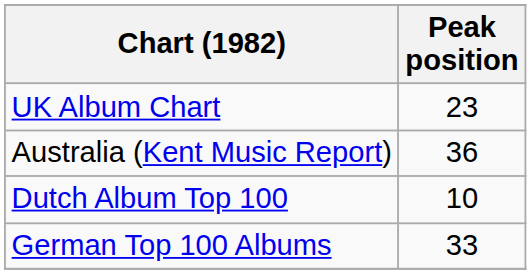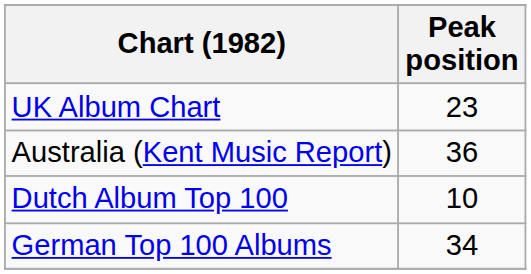(462, 245) 33 -> (462, 245) 34
